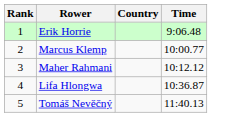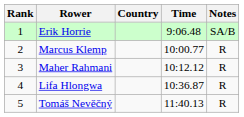+ column: (223, 13)
